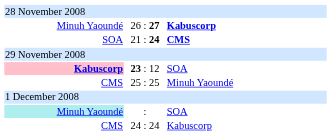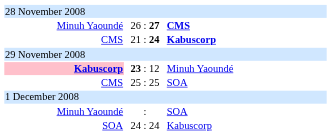(191, 25) Kabuscorp -> (178, 25) CMS
(113, 40) SOA -> (112, 40) CMS
(178, 40) CMS -> (191, 40) Kabuscorp
(177, 68) SOA -> (200, 68) Minuh Yaoundé
(200, 83) Minuh Yaoundé -> (177, 83) SOA
(90, 111) paleturquoise background -> (90, 111) no background
(112, 125) CMS -> (113, 125) SOA
